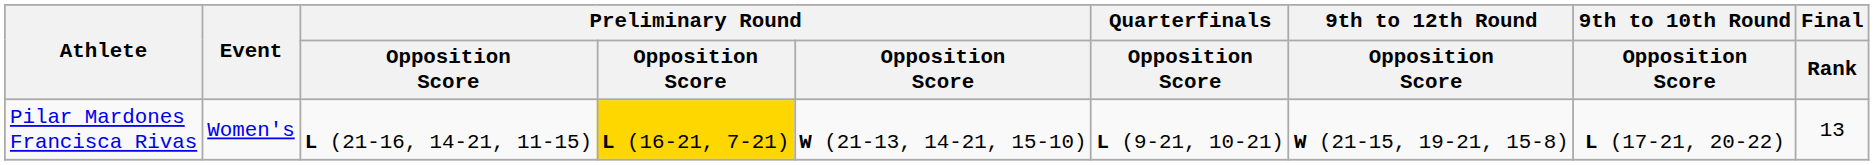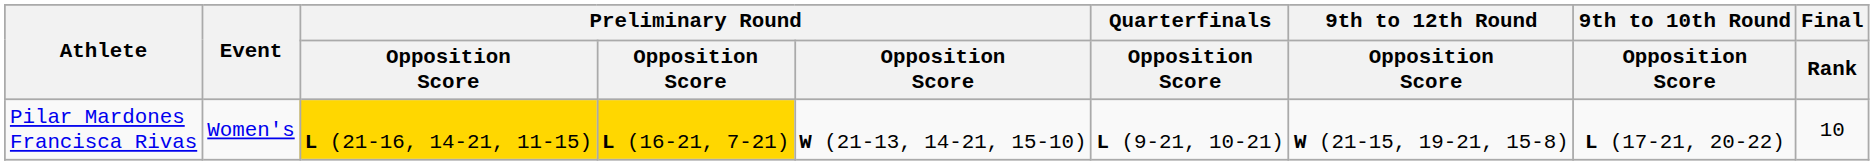(448, 142) no background -> (448, 142) gold background
(1832, 129) 13 -> (1832, 129) 10
